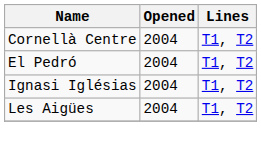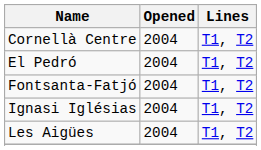+ row: (72, 86)
